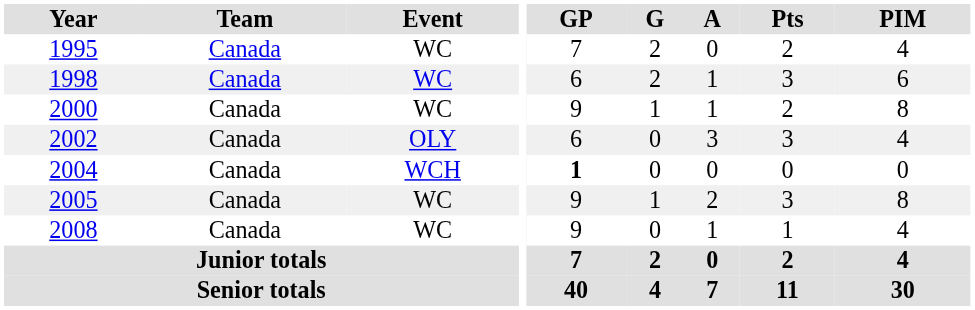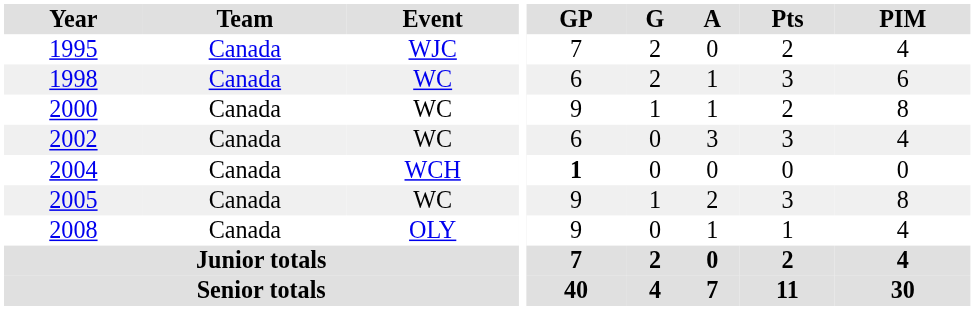(433, 49) WC -> (433, 49) WJC
(433, 139) OLY -> (433, 139) WC
(433, 230) WC -> (433, 230) OLY
